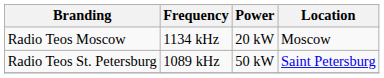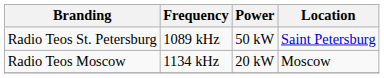rows swapped: (82, 61) <-> (67, 38)
